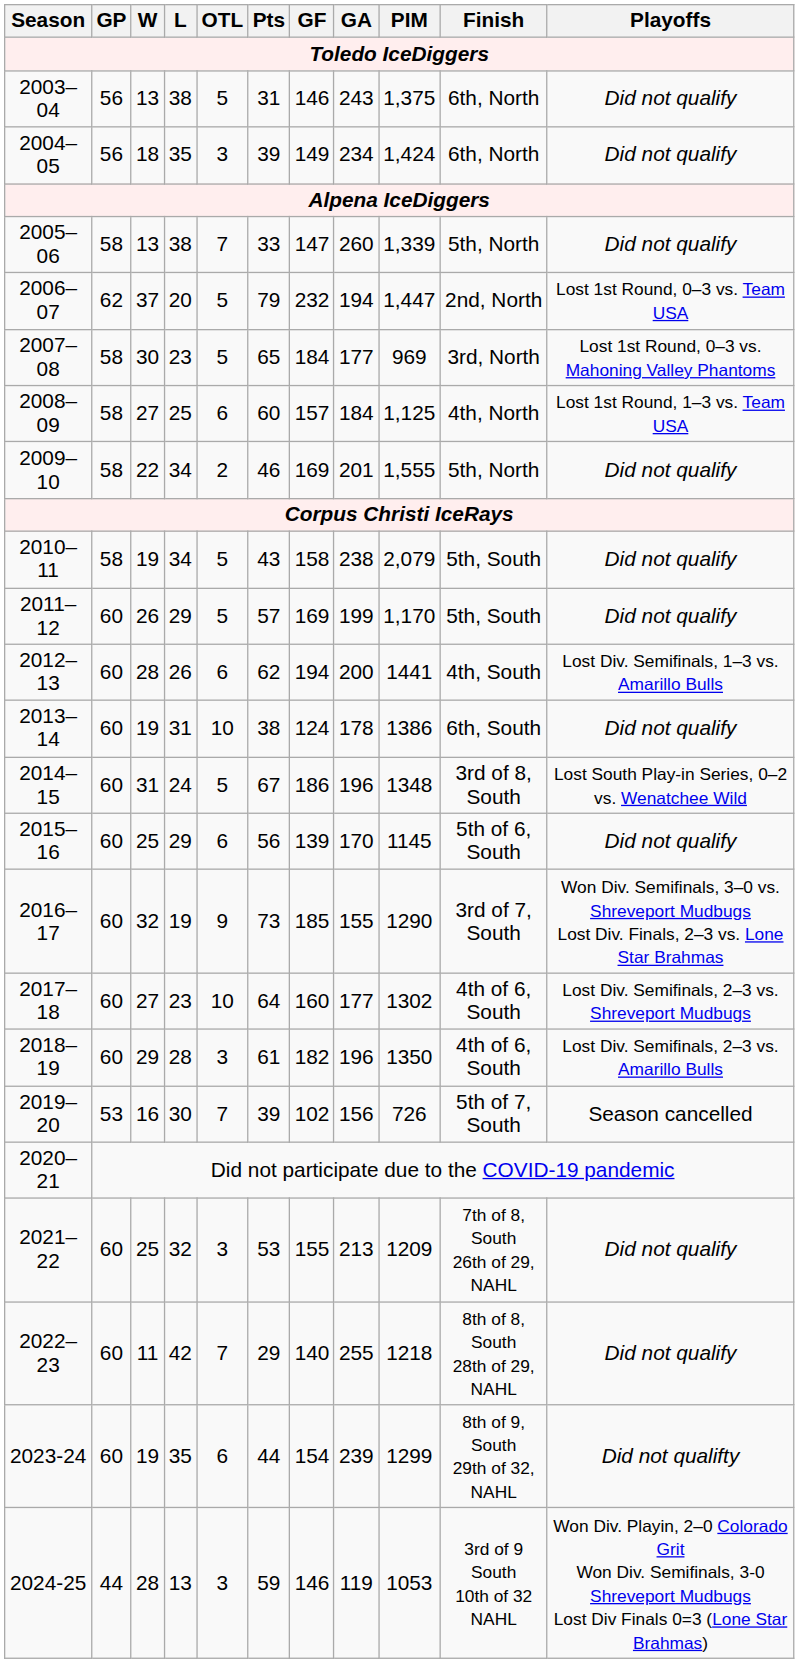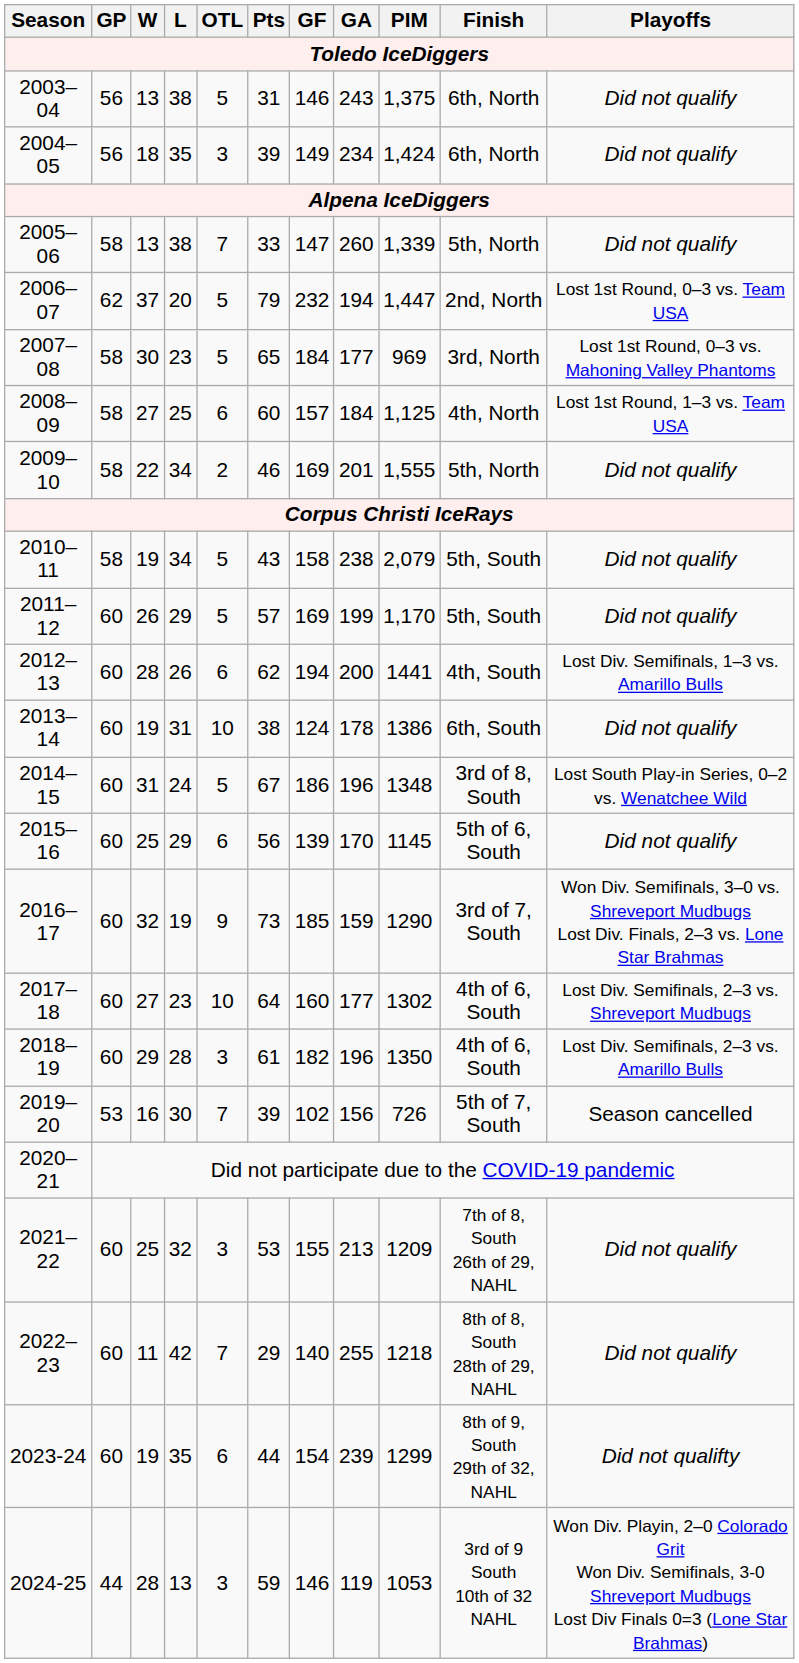(356, 921) 155 -> (356, 921) 159
